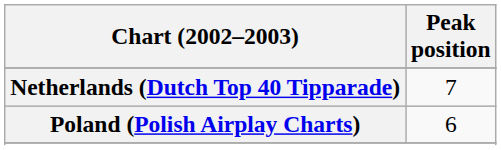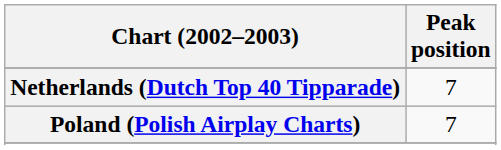(451, 124) 6 -> (451, 124) 7
